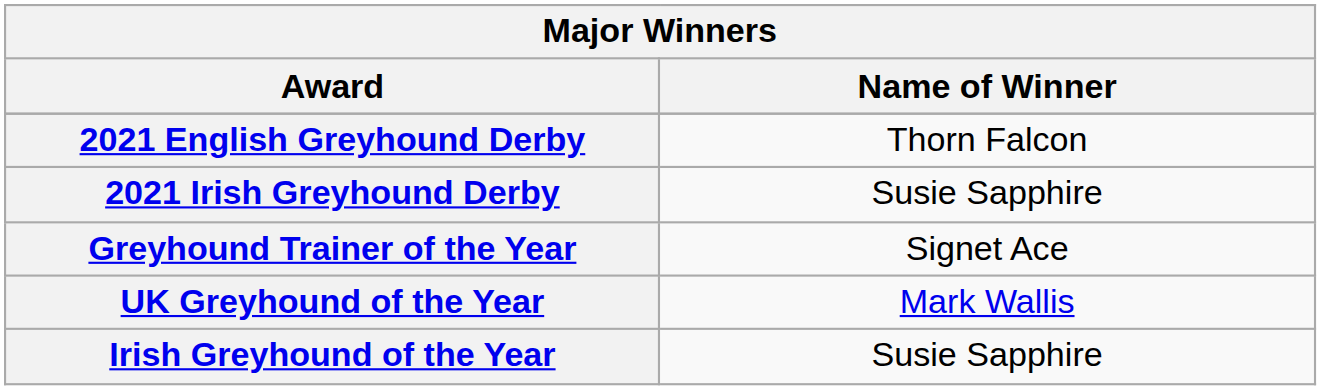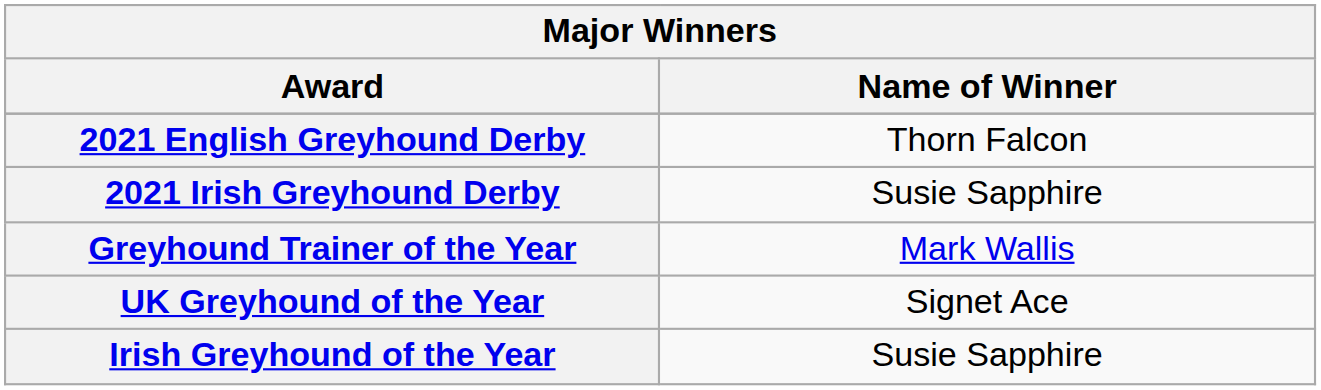(987, 247) Signet Ace -> (987, 247) Mark Wallis
(987, 301) Mark Wallis -> (987, 301) Signet Ace
